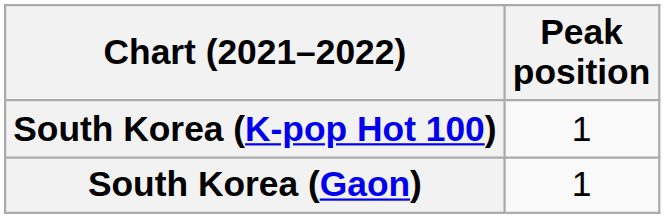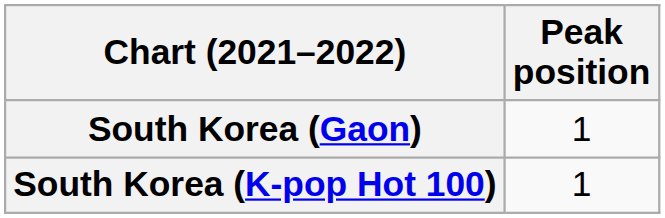rows swapped: (255, 184) <-> (255, 128)
